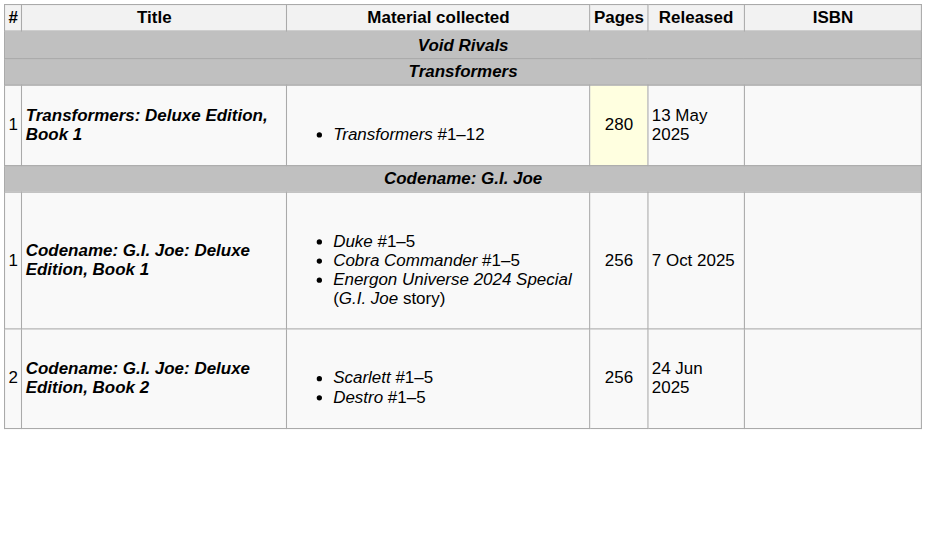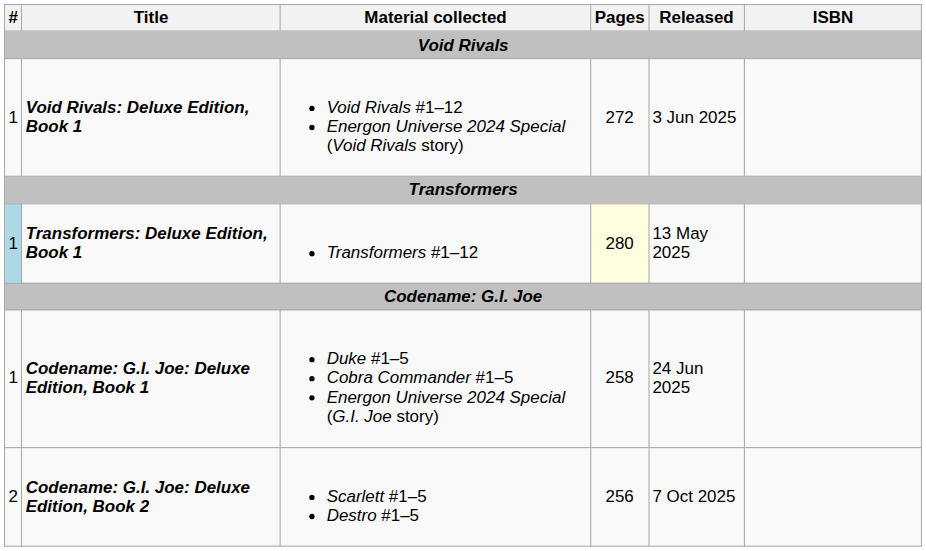+ row: (138, 117)
(13, 125) no background -> (13, 243) lightblue background
(619, 260) 256 -> (620, 378) 258
(693, 260) 7 Oct 2025 -> (678, 378) 24 Jun 2025
(677, 378) 24 Jun 2025 -> (694, 496) 7 Oct 2025
